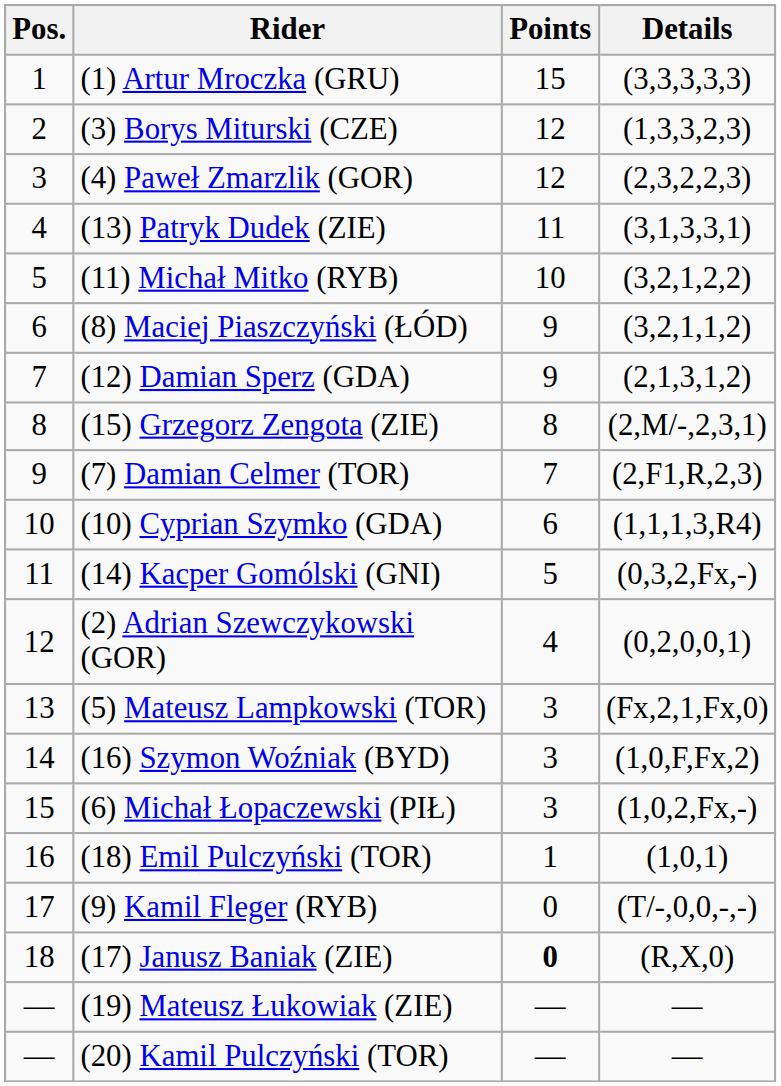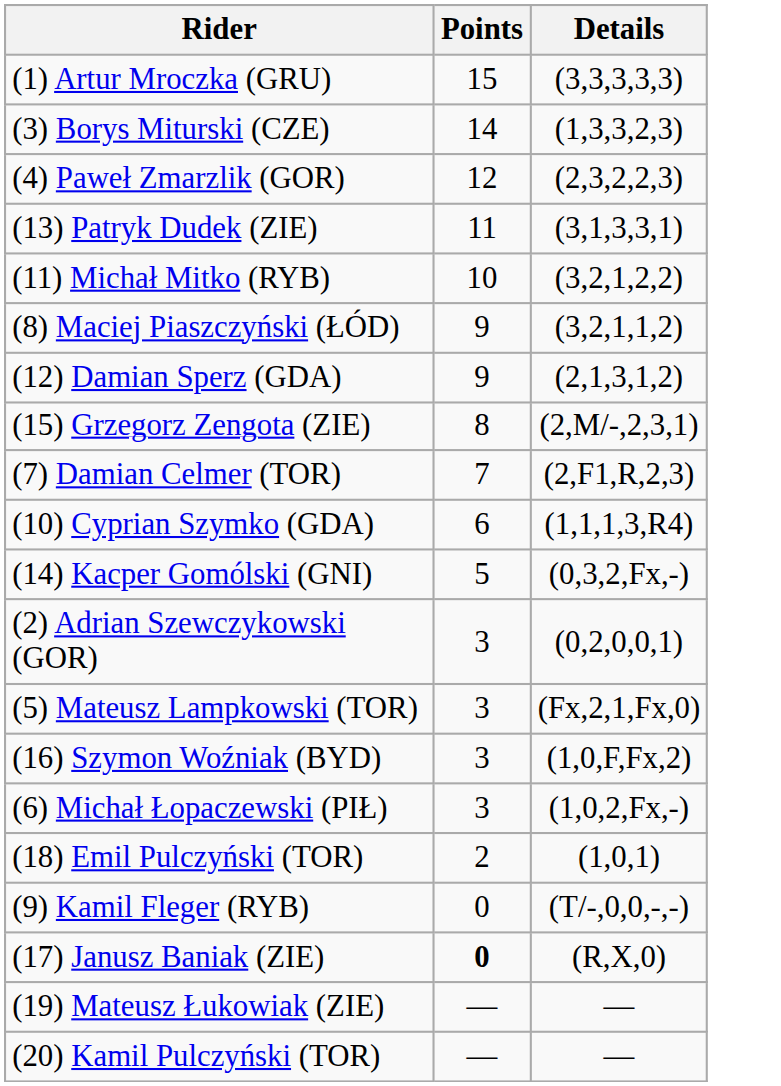- column: (39, 29)
(550, 128) 12 -> (482, 128) 14
(550, 641) 4 -> (482, 641) 3
(550, 857) 1 -> (482, 857) 2
